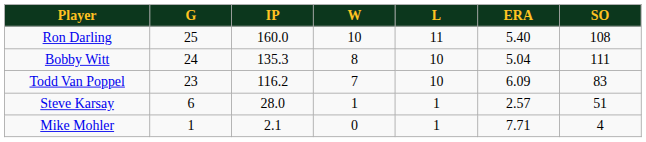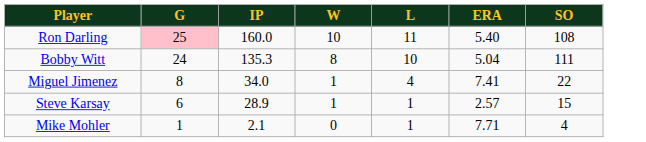(191, 37) no background -> (180, 37) pink background
- row: (77, 81)
+ row: (73, 81)
(273, 103) 28.0 -> (257, 103) 28.9
(600, 103) 51 -> (564, 103) 15
